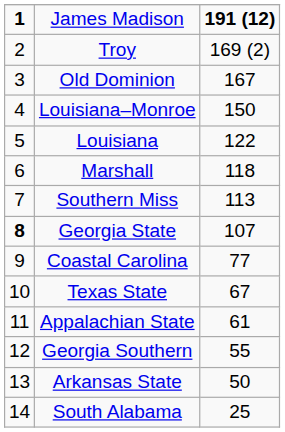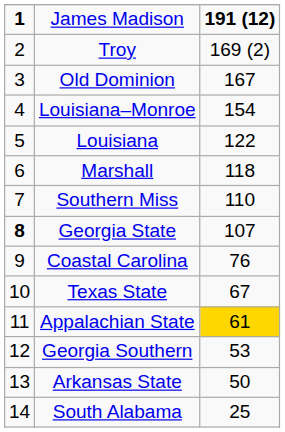(240, 110) 150 -> (240, 110) 154
(240, 200) 113 -> (240, 200) 110
(240, 261) 77 -> (240, 261) 76
(240, 321) no background -> (240, 321) gold background
(240, 351) 55 -> (240, 351) 53
